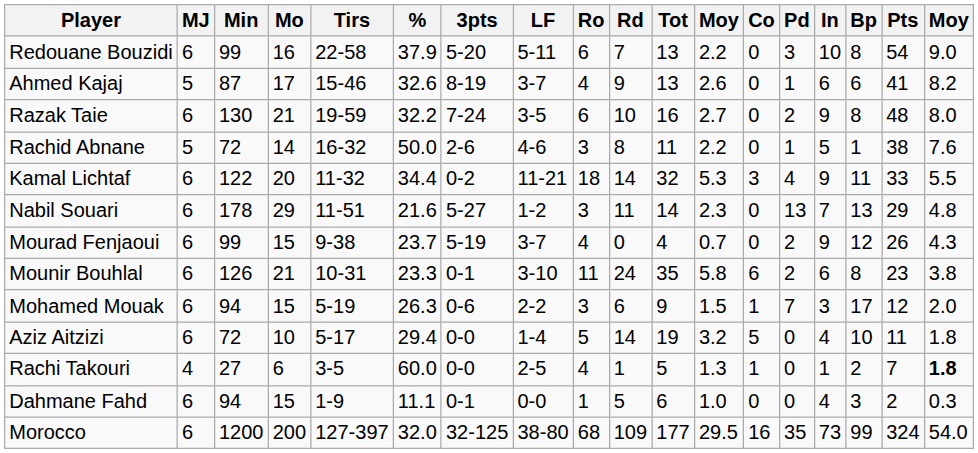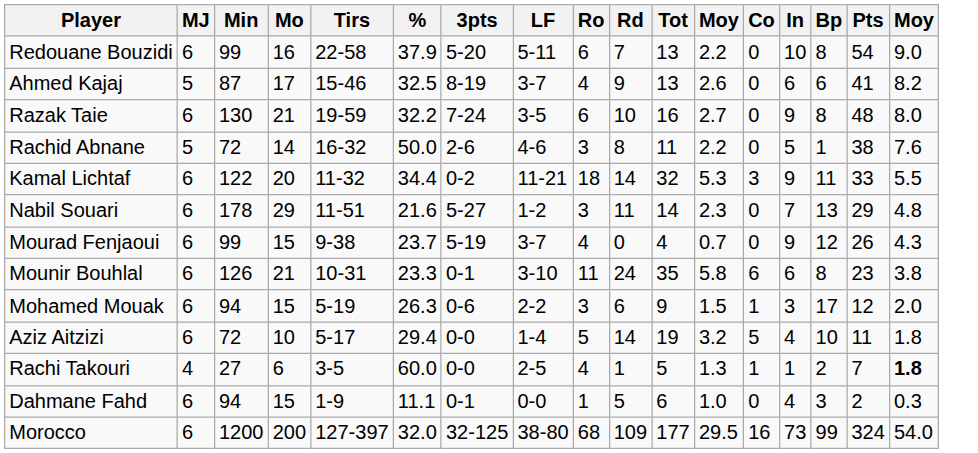- column: (797, 20)
(417, 83) 32.6 -> (417, 83) 32.5
